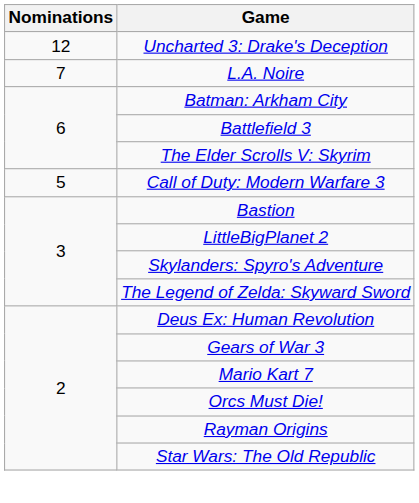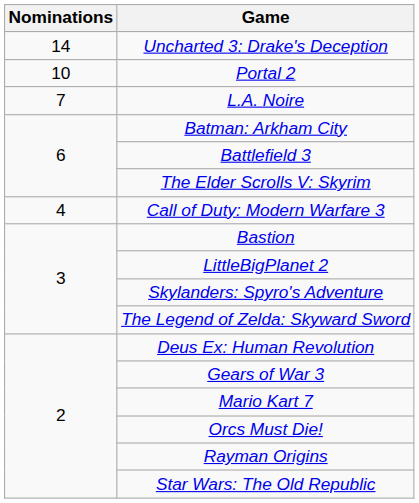(61, 45) 12 -> (61, 45) 14
+ row: (266, 73)
(61, 182) 5 -> (61, 210) 4
